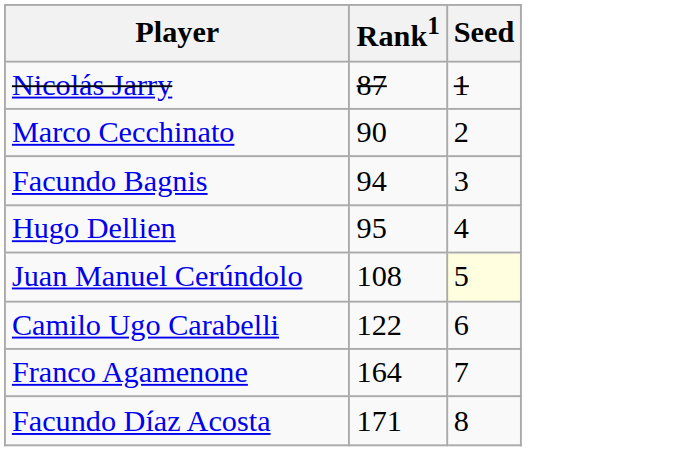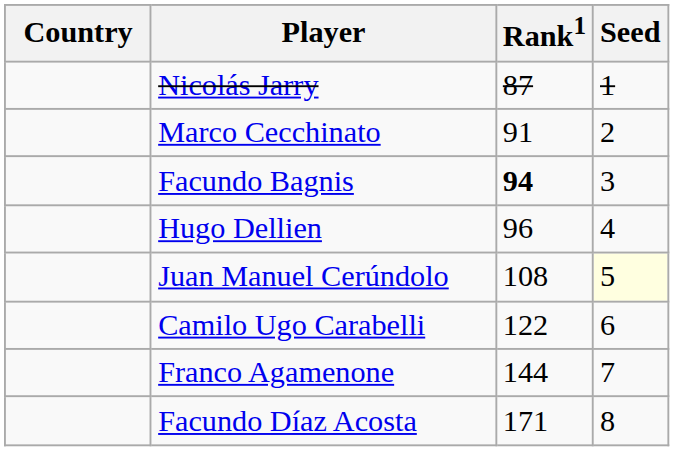+ column: (78, 32)
(372, 132) 90 -> (518, 132) 91
(372, 180) normal -> (518, 180) bold
(372, 228) 95 -> (518, 228) 96
(379, 372) 164 -> (526, 372) 144
